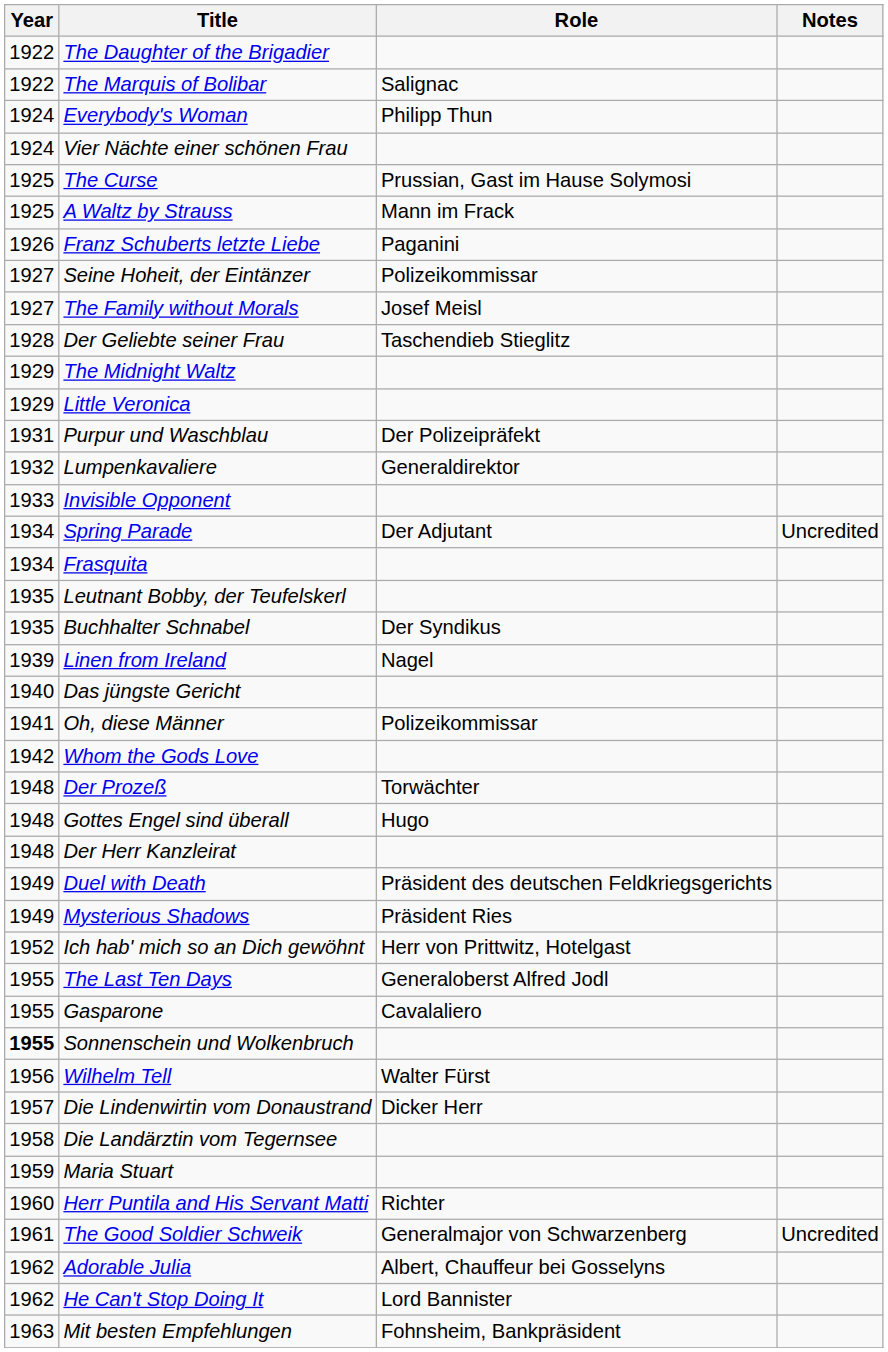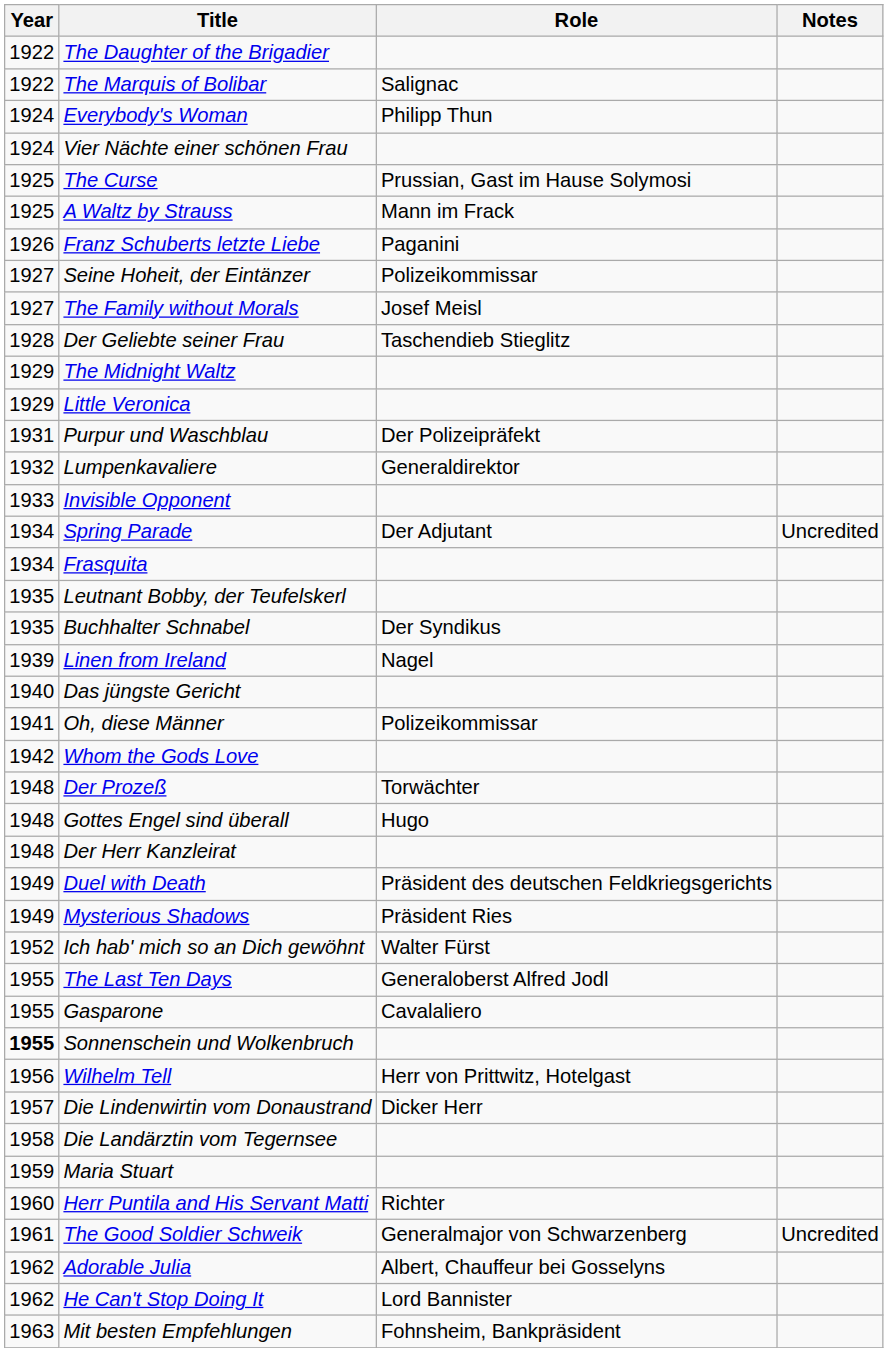(506, 947) Herr von Prittwitz, Hotelgast -> (435, 947) Walter Fürst
(435, 1075) Walter Fürst -> (506, 1075) Herr von Prittwitz, Hotelgast
